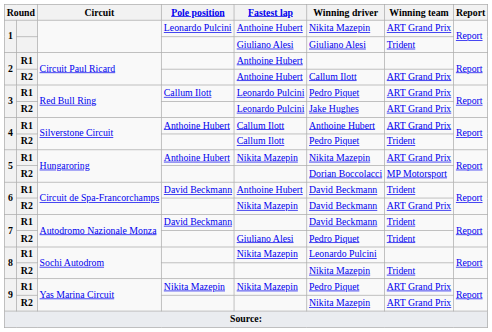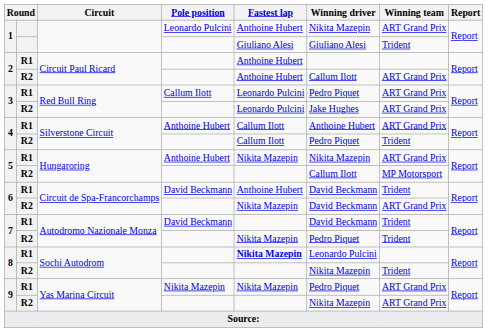(346, 173) Dorian Boccolacci -> (333, 173) Callum Ilott
(265, 238) Giuliano Alesi -> (267, 238) Nikita Mazepin
(267, 254) normal -> (269, 254) bold
